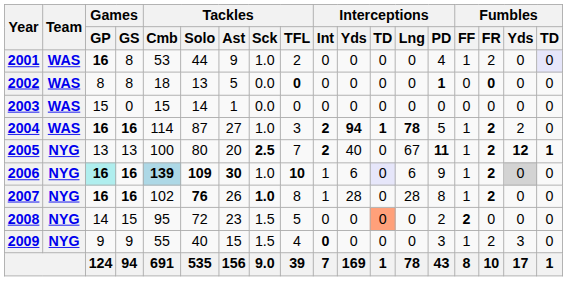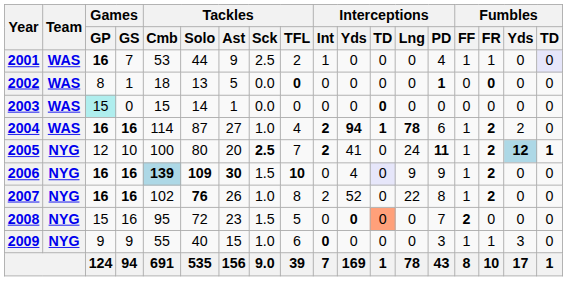(129, 60) 8 -> (129, 60) 7
(265, 60) 1.0 -> (265, 60) 2.5
(325, 60) 0 -> (325, 60) 1
(491, 60) 2 -> (491, 60) 1
(129, 83) 8 -> (129, 83) 1
(101, 106) no background -> (101, 106) paleturquoise background
(383, 106) normal -> (383, 106) bold
(297, 128) 3 -> (297, 128) 4
(441, 128) 5 -> (441, 128) 6
(101, 151) 13 -> (101, 151) 12
(129, 151) 13 -> (129, 151) 10
(354, 151) 40 -> (354, 151) 41
(412, 151) 67 -> (412, 151) 24
(520, 151) no background -> (520, 151) lightblue background
(101, 173) paleturquoise background -> (101, 173) no background
(265, 173) 1.0 -> (265, 173) 1.5
(325, 173) 1 -> (325, 173) 0
(354, 173) 6 -> (354, 173) 4
(412, 173) 6 -> (412, 173) 9
(520, 173) lightgrey background -> (520, 173) no background
(265, 196) bold -> (265, 196) normal
(325, 196) 1 -> (325, 196) 2
(354, 196) 28 -> (354, 196) 52
(412, 196) 28 -> (412, 196) 22
(101, 219) 14 -> (101, 219) 15
(129, 219) 15 -> (129, 219) 16
(354, 219) normal -> (354, 219) bold
(441, 219) 2 -> (441, 219) 7
(265, 241) 1.5 -> (265, 241) 1.0
(297, 241) 4 -> (297, 241) 6
(491, 241) 2 -> (491, 241) 1
